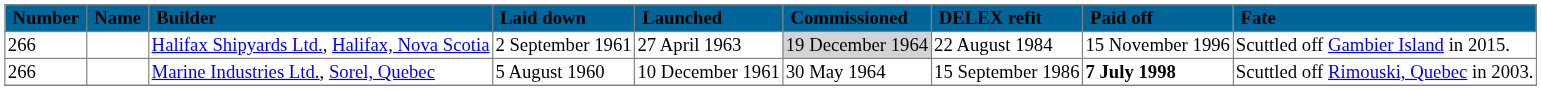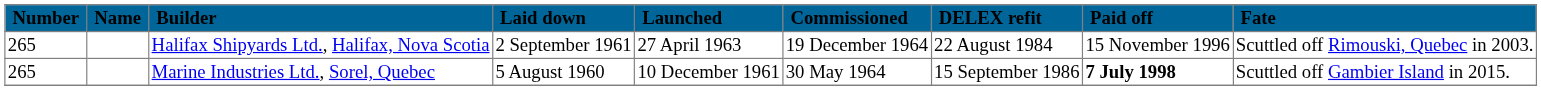(22, 44) 266 -> (22, 44) 265
(857, 44) lightgrey background -> (857, 44) no background
(1373, 44) Scuttled off Gambier Island in 2015. -> (1385, 44) Scuttled off Rimouski, Quebec in 2003.
(22, 71) 266 -> (22, 71) 265
(1385, 71) Scuttled off Rimouski, Quebec in 2003. -> (1373, 71) Scuttled off Gambier Island in 2015.
